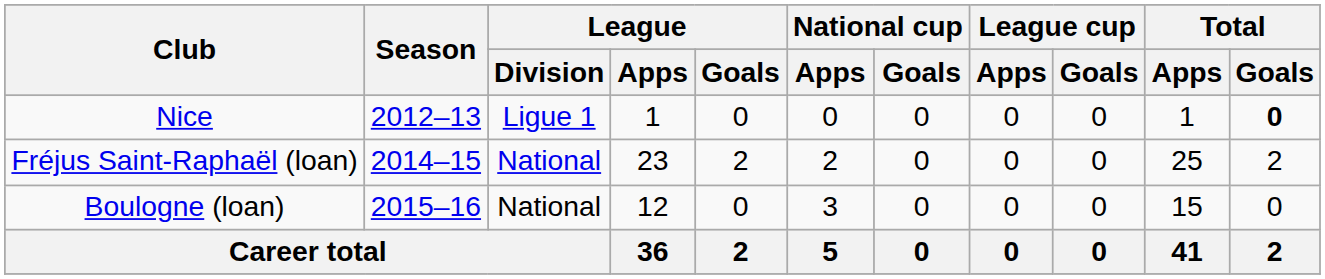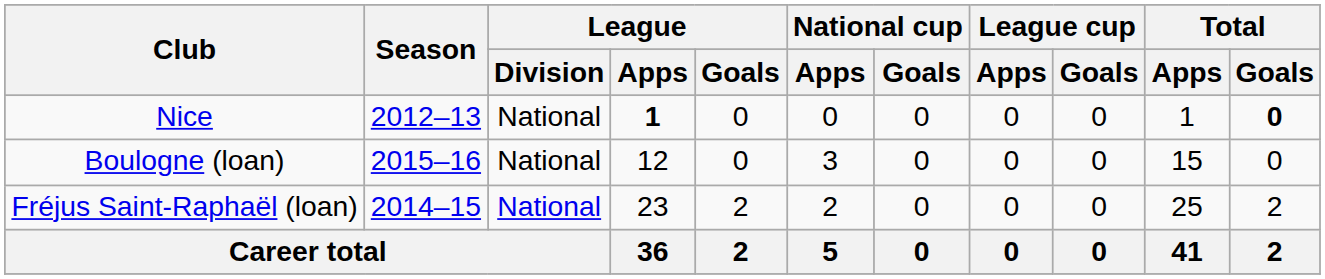(549, 116) Ligue 1 -> (549, 116) National
(653, 116) normal -> (653, 116) bold
rows swapped: (185, 161) <-> (185, 206)
